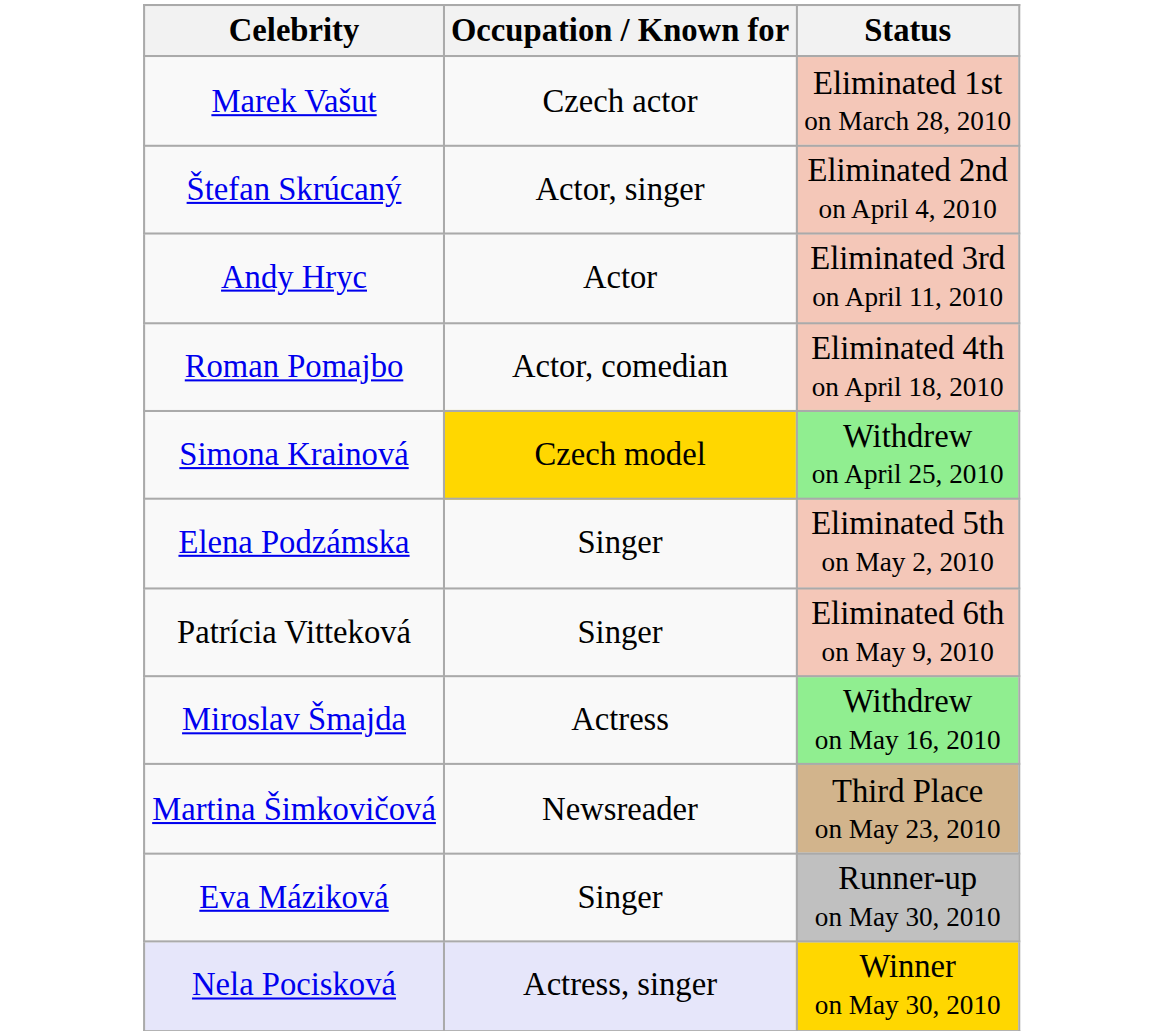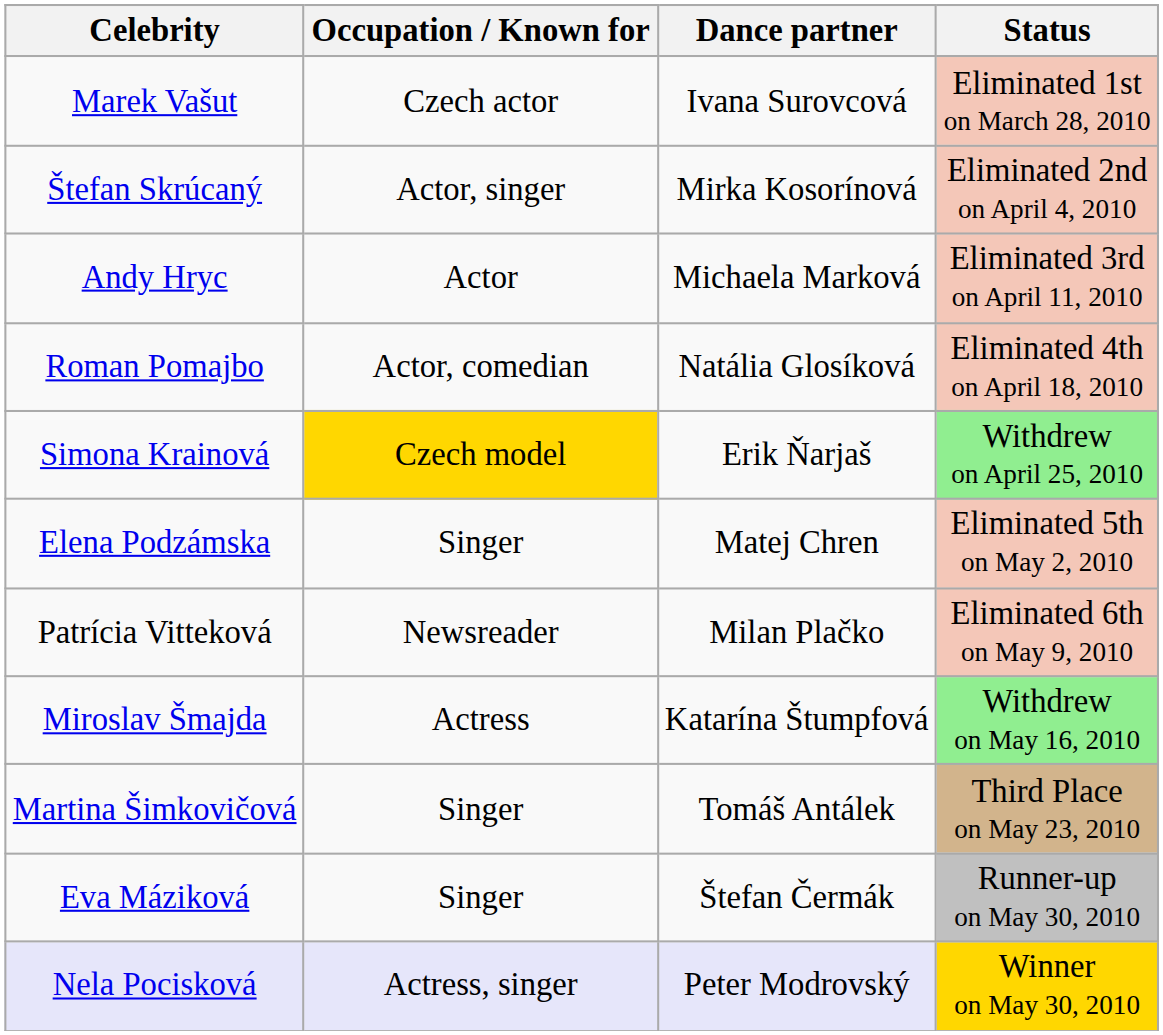+ column: (797, 30)
(620, 631) Singer -> (481, 631) Newsreader
(620, 808) Newsreader -> (481, 808) Singer
